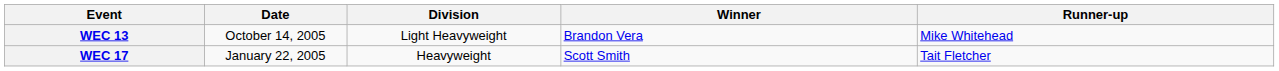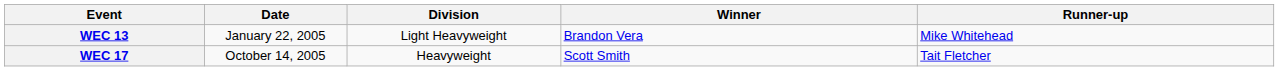(275, 35) October 14, 2005 -> (275, 35) January 22, 2005
(275, 55) January 22, 2005 -> (275, 55) October 14, 2005
